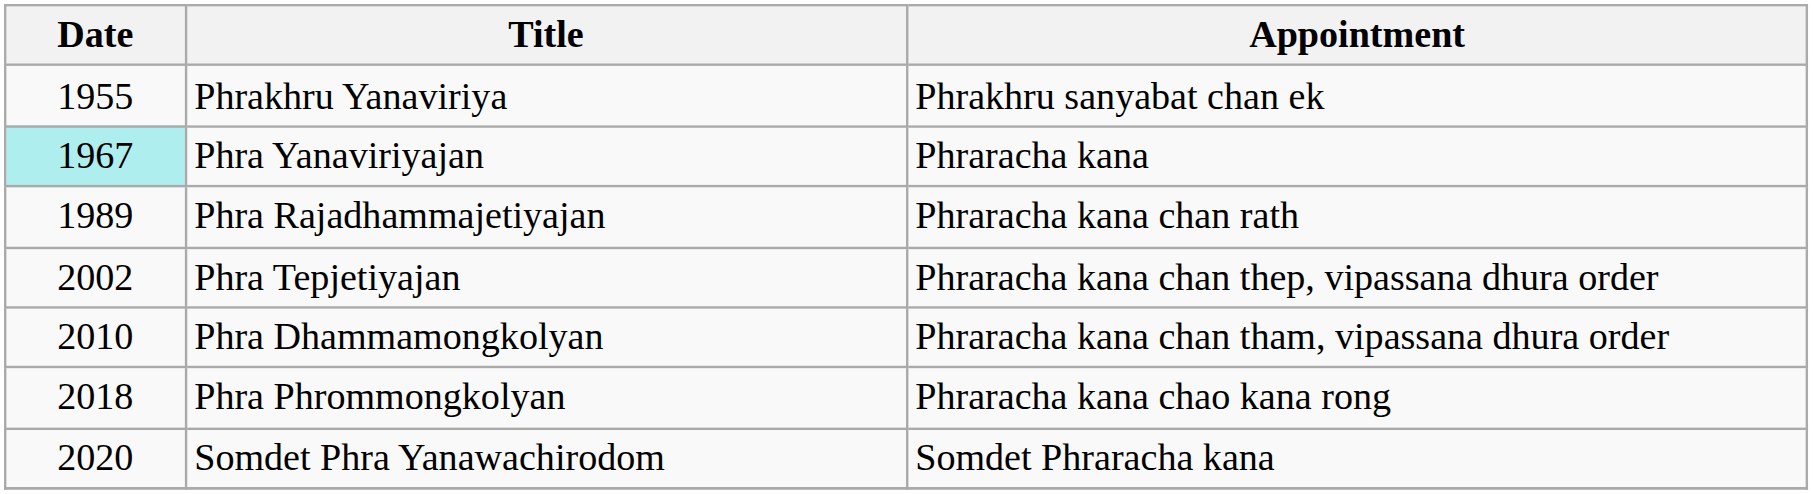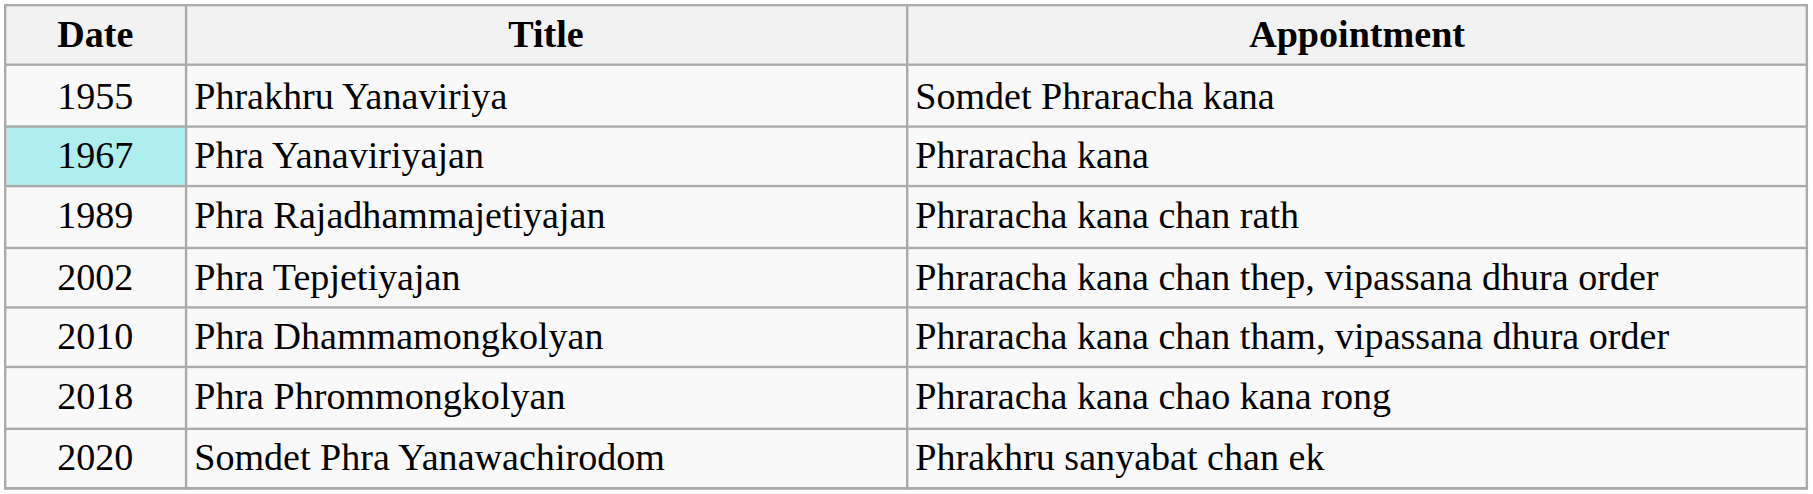(1120, 95) Phrakhru sanyabat chan ek -> (1095, 95) Somdet Phraracha kana
(1095, 457) Somdet Phraracha kana -> (1120, 457) Phrakhru sanyabat chan ek
